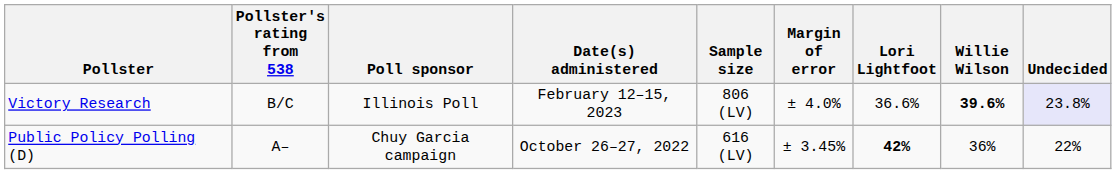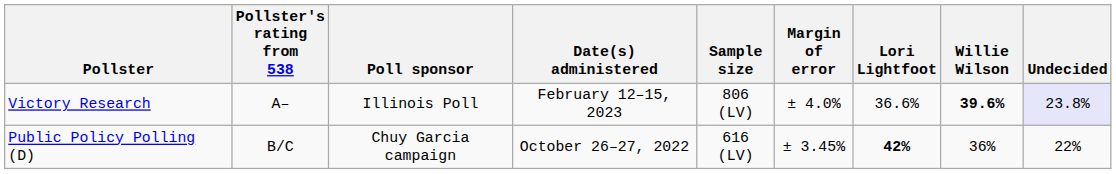(280, 104) B/C -> (280, 104) A–
(280, 147) A– -> (280, 147) B/C
